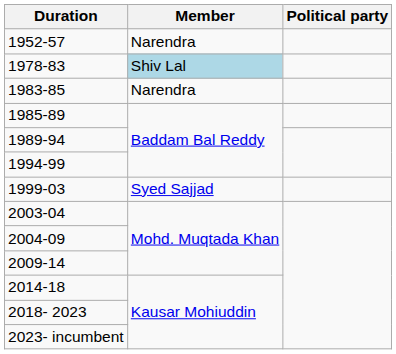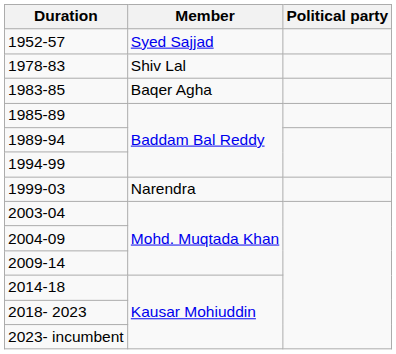(163, 41) Narendra -> (172, 41) Syed Sajjad
(158, 66) lightblue background -> (158, 66) no background
(163, 90) Narendra -> (171, 90) Baqer Agha
(172, 189) Syed Sajjad -> (163, 189) Narendra
